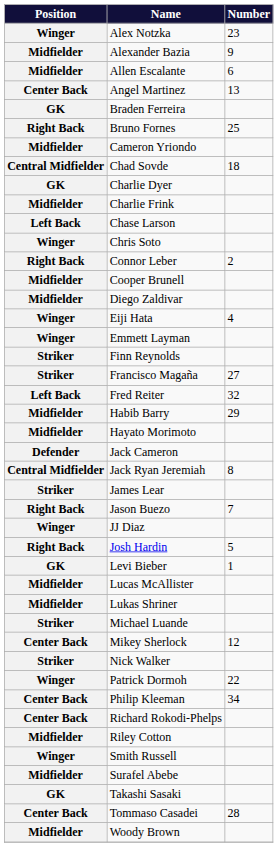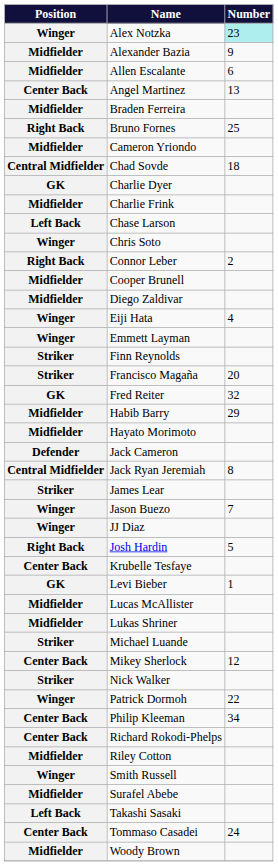(234, 33) no background -> (234, 33) paleturquoise background
(56, 109) GK -> (56, 109) Midfielder
(234, 375) 27 -> (234, 375) 20
(56, 394) Left Back -> (56, 394) GK
(56, 508) Right Back -> (56, 508) Winger
+ row: (151, 565)
(56, 794) GK -> (56, 813) Left Back
(234, 813) 28 -> (234, 832) 24
